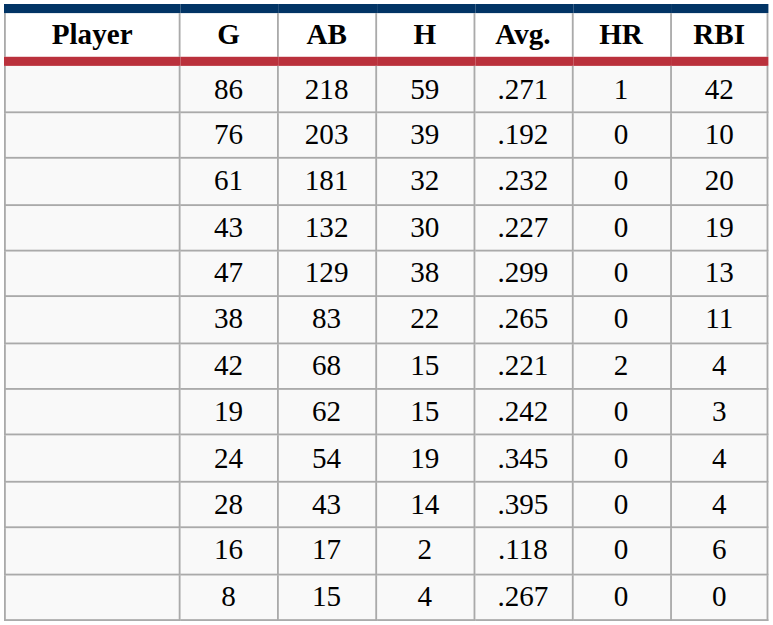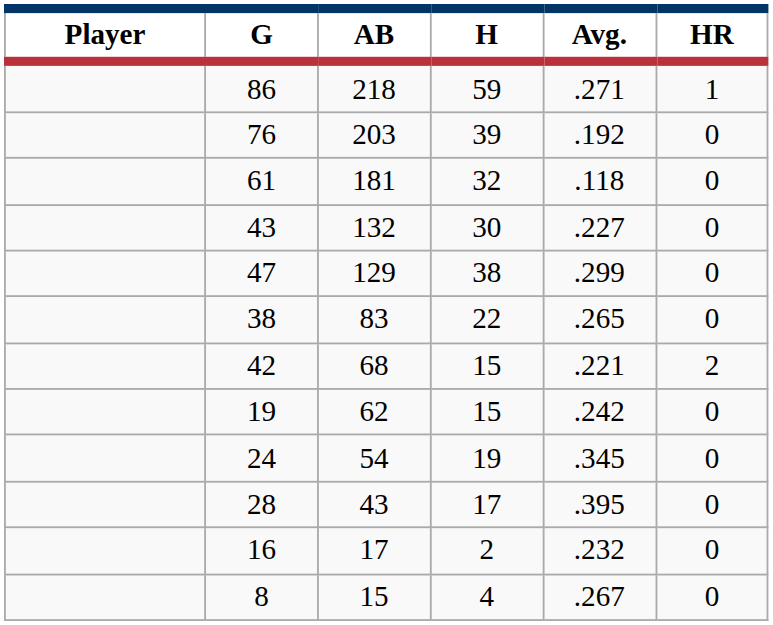- column: (719, 34)
(523, 180) .232 -> (599, 180) .118
(425, 503) 14 -> (487, 503) 17
(523, 550) .118 -> (599, 550) .232
